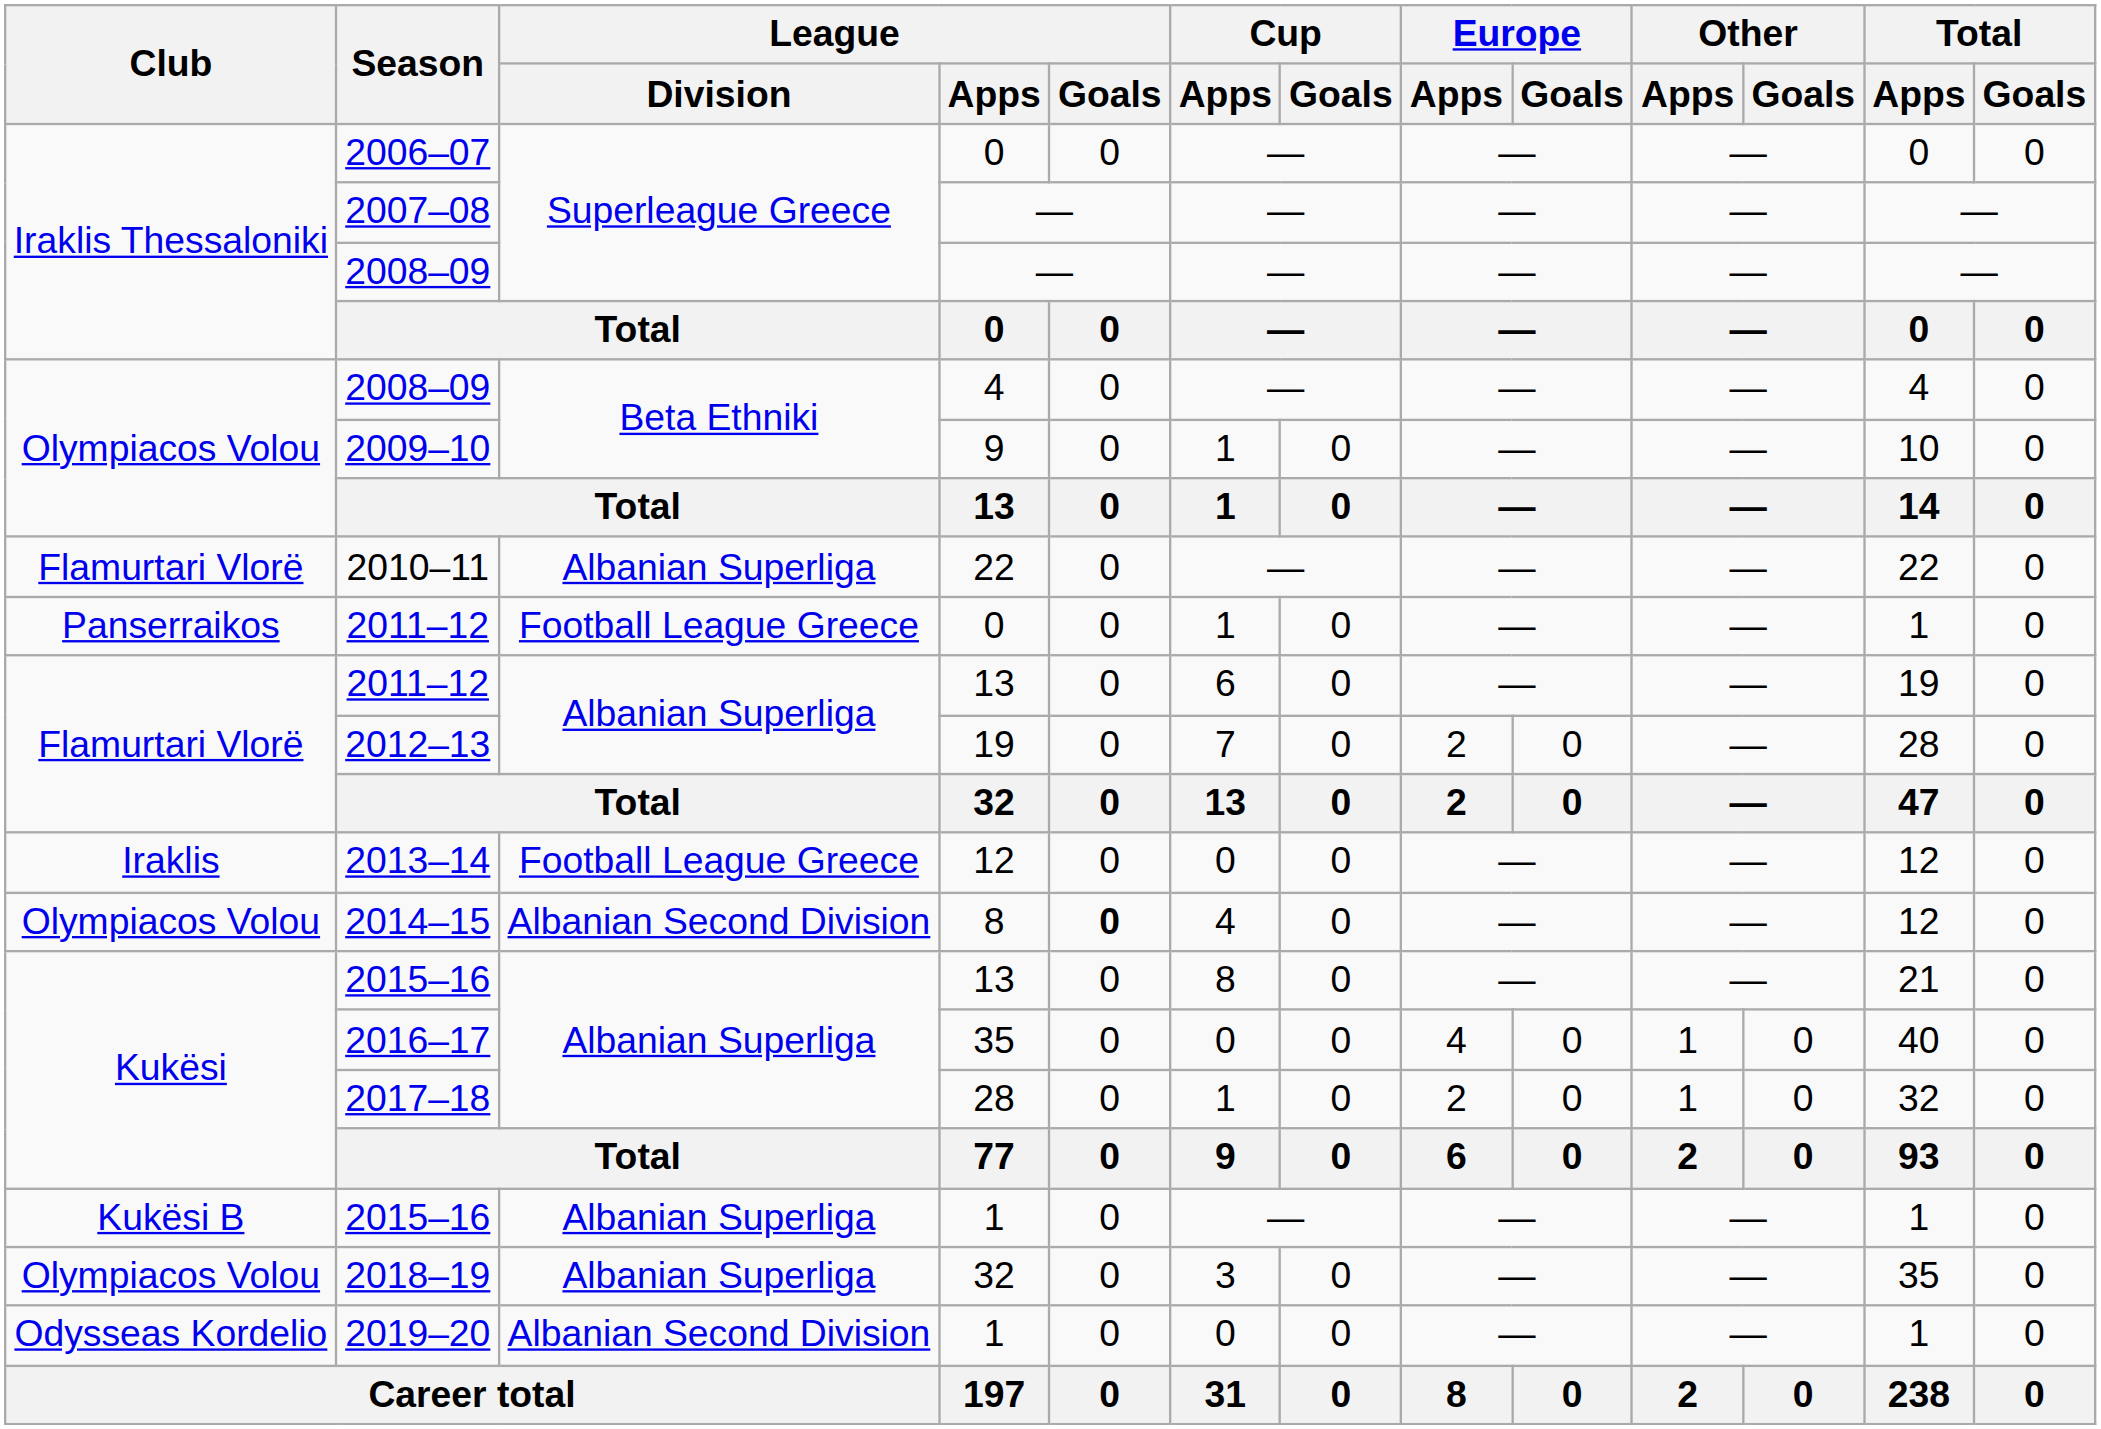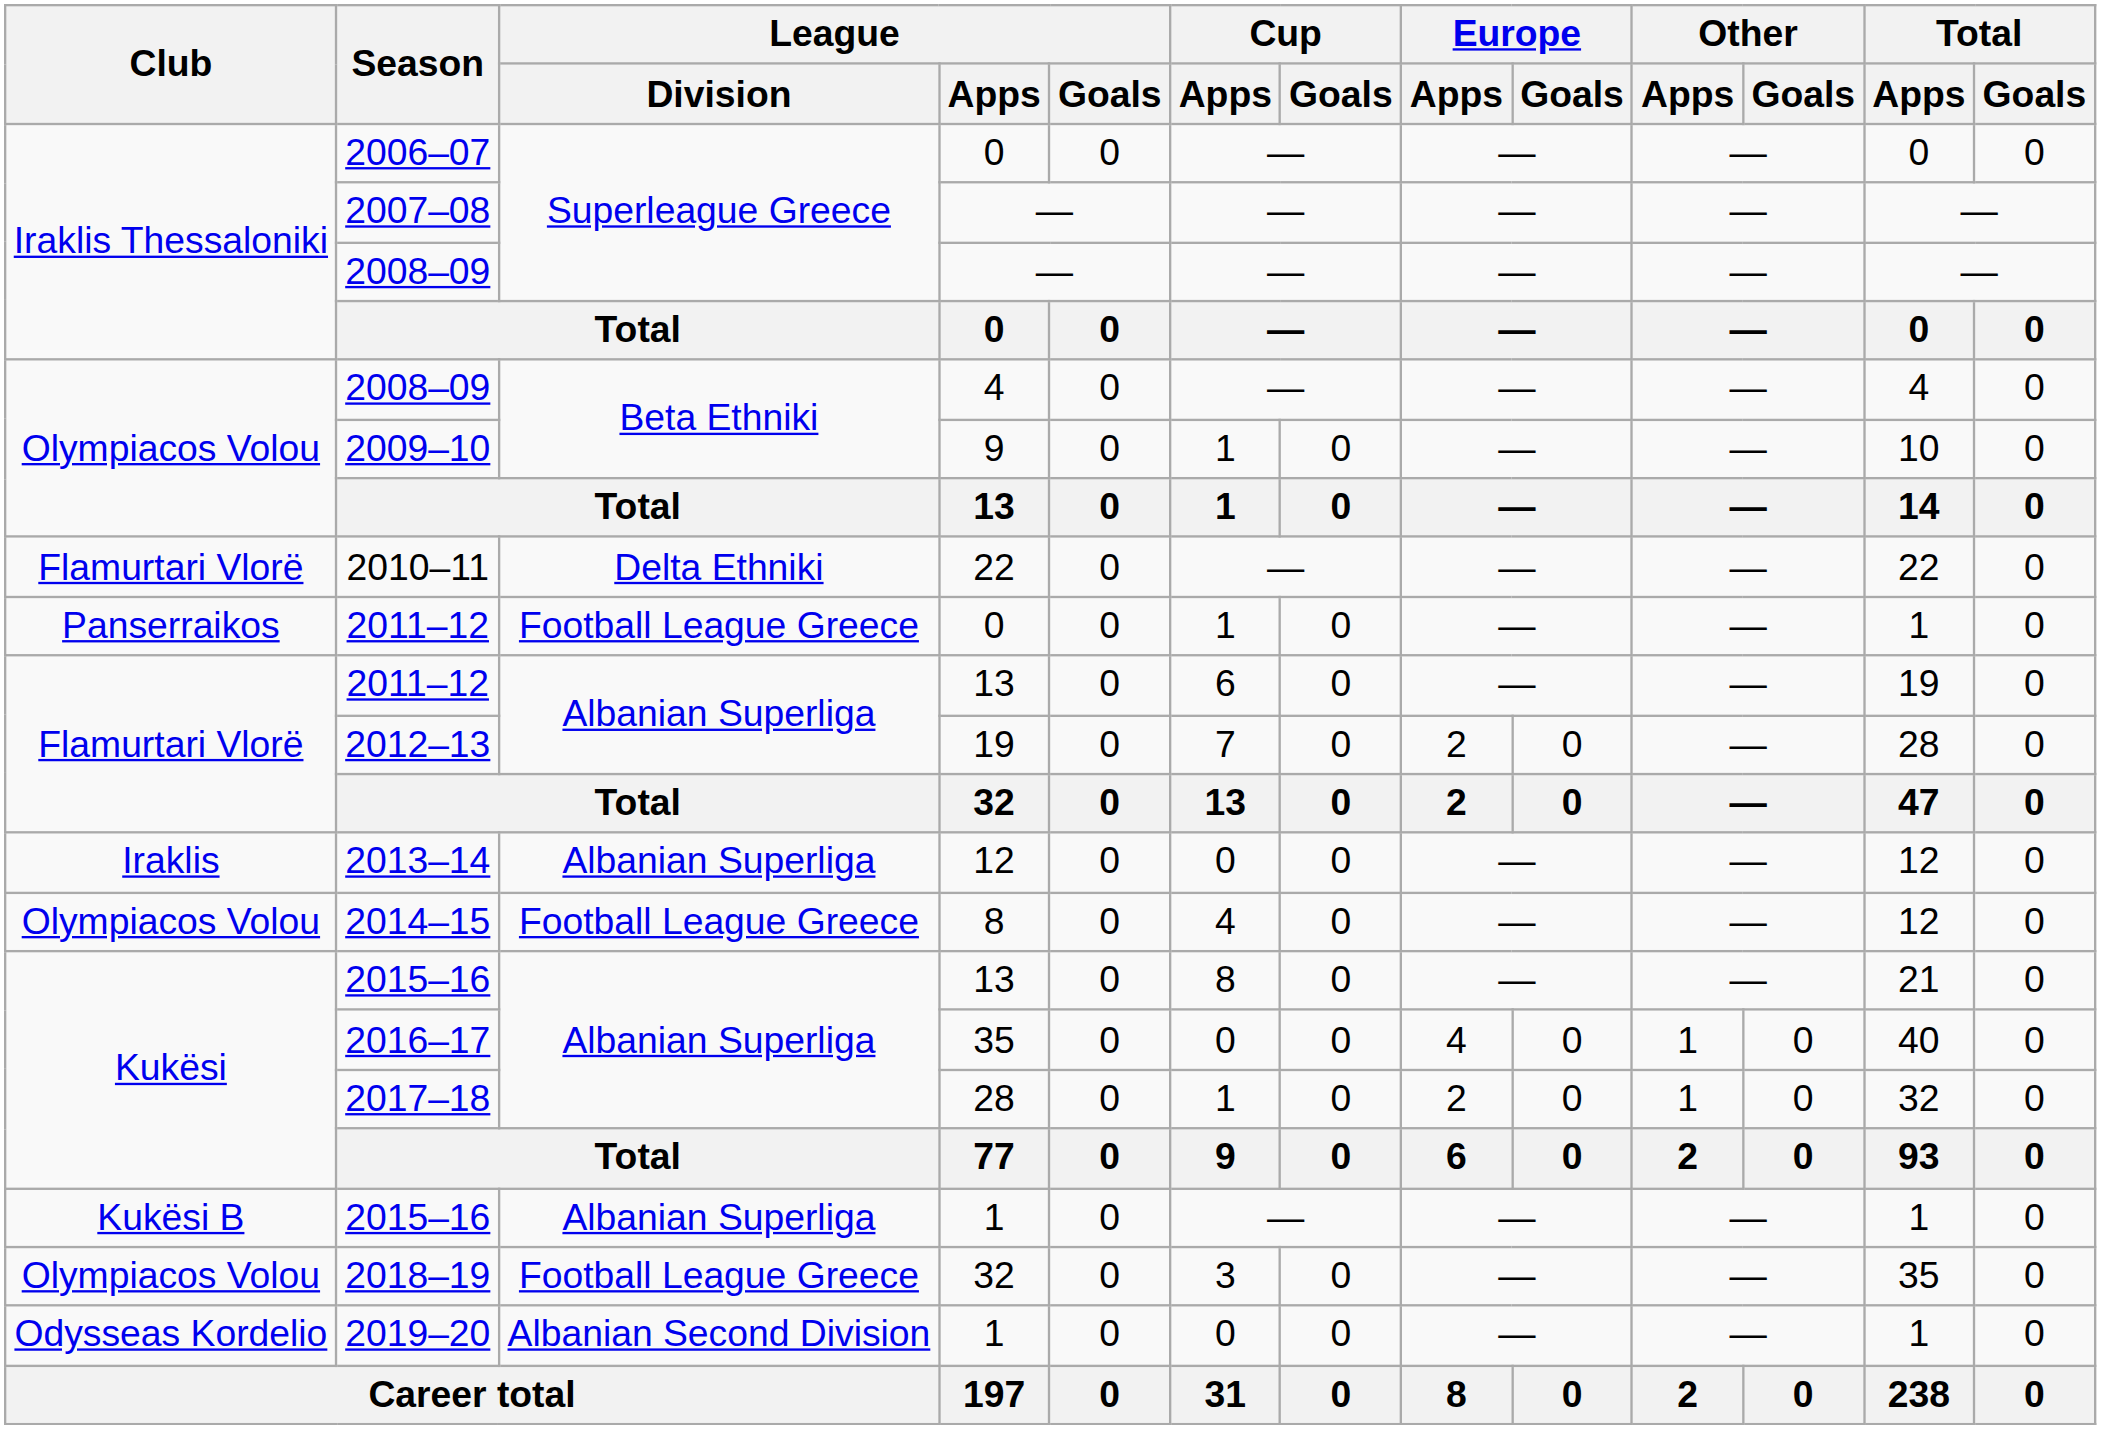(719, 566) Albanian Superliga -> (719, 566) Delta Ethniki
(719, 861) Football League Greece -> (719, 861) Albanian Superliga
(719, 920) Albanian Second Division -> (719, 920) Football League Greece
(1110, 920) bold -> (1110, 920) normal
(719, 1275) Albanian Superliga -> (719, 1275) Football League Greece
